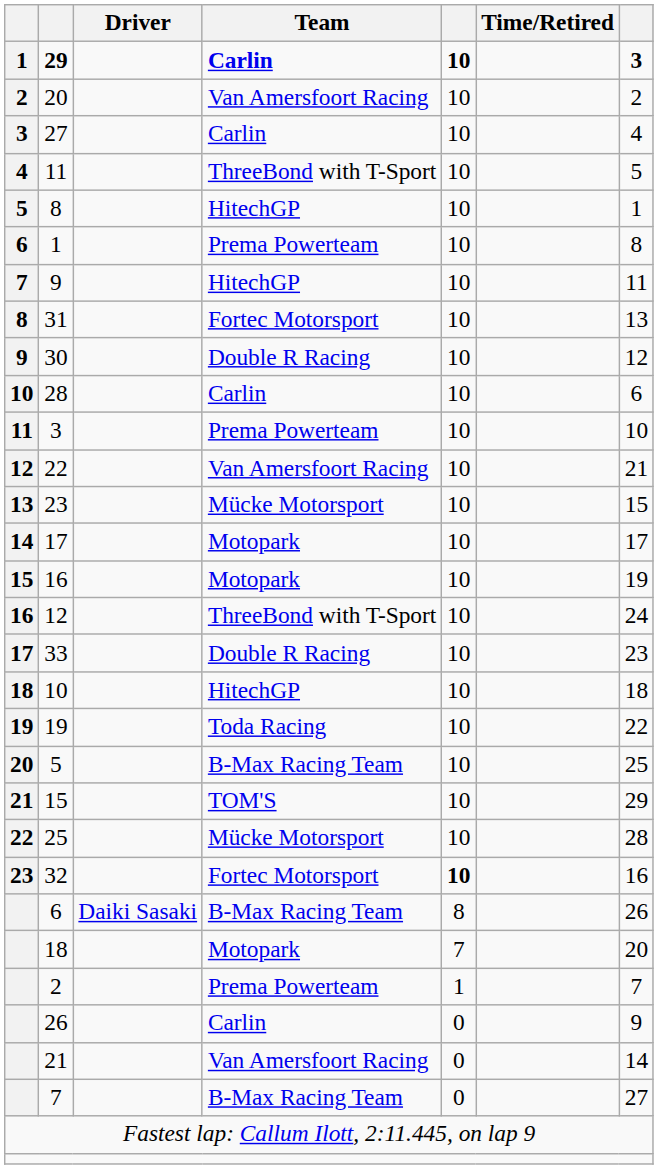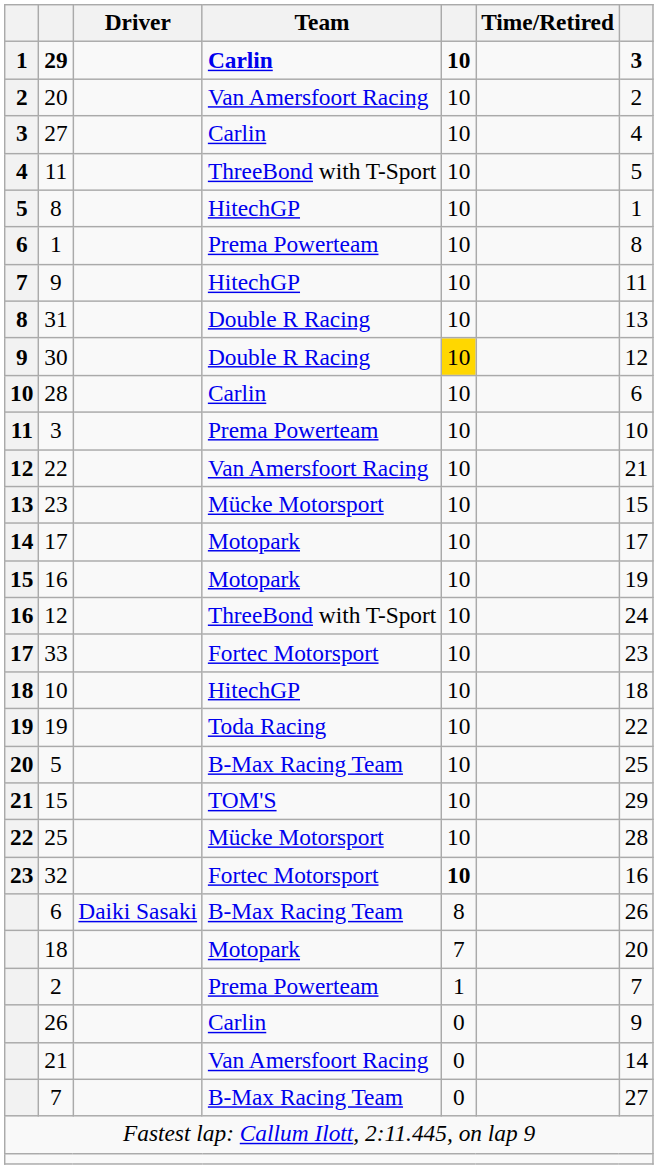(293, 319) Fortec Motorsport -> (289, 319) Double R Racing
(459, 356) no background -> (459, 356) gold background
(289, 652) Double R Racing -> (293, 652) Fortec Motorsport
